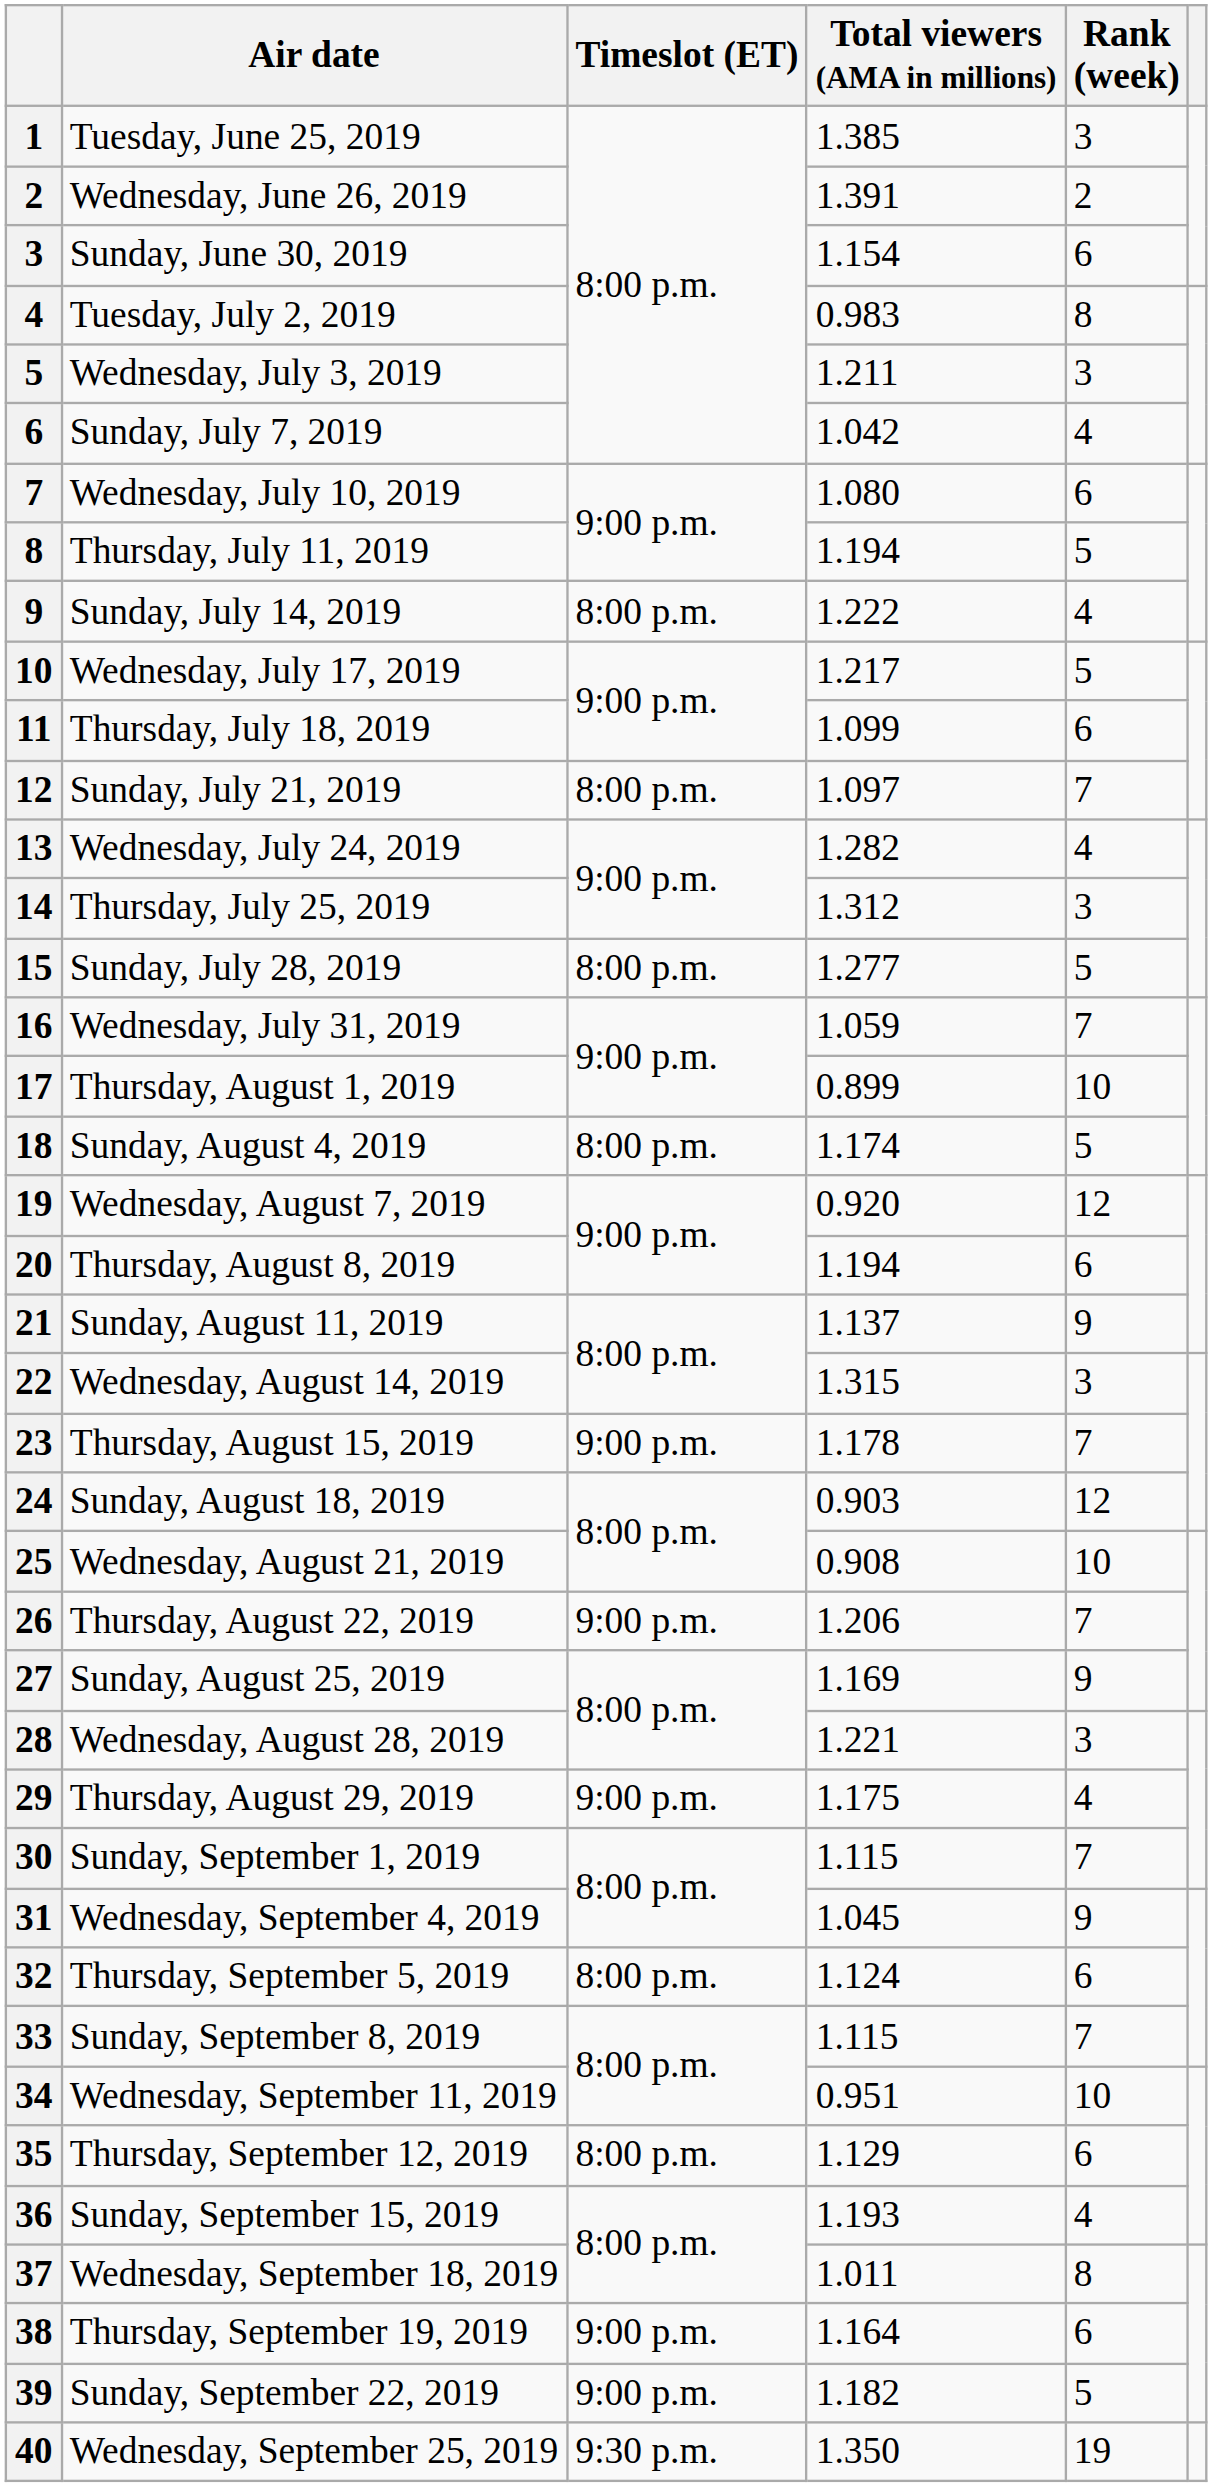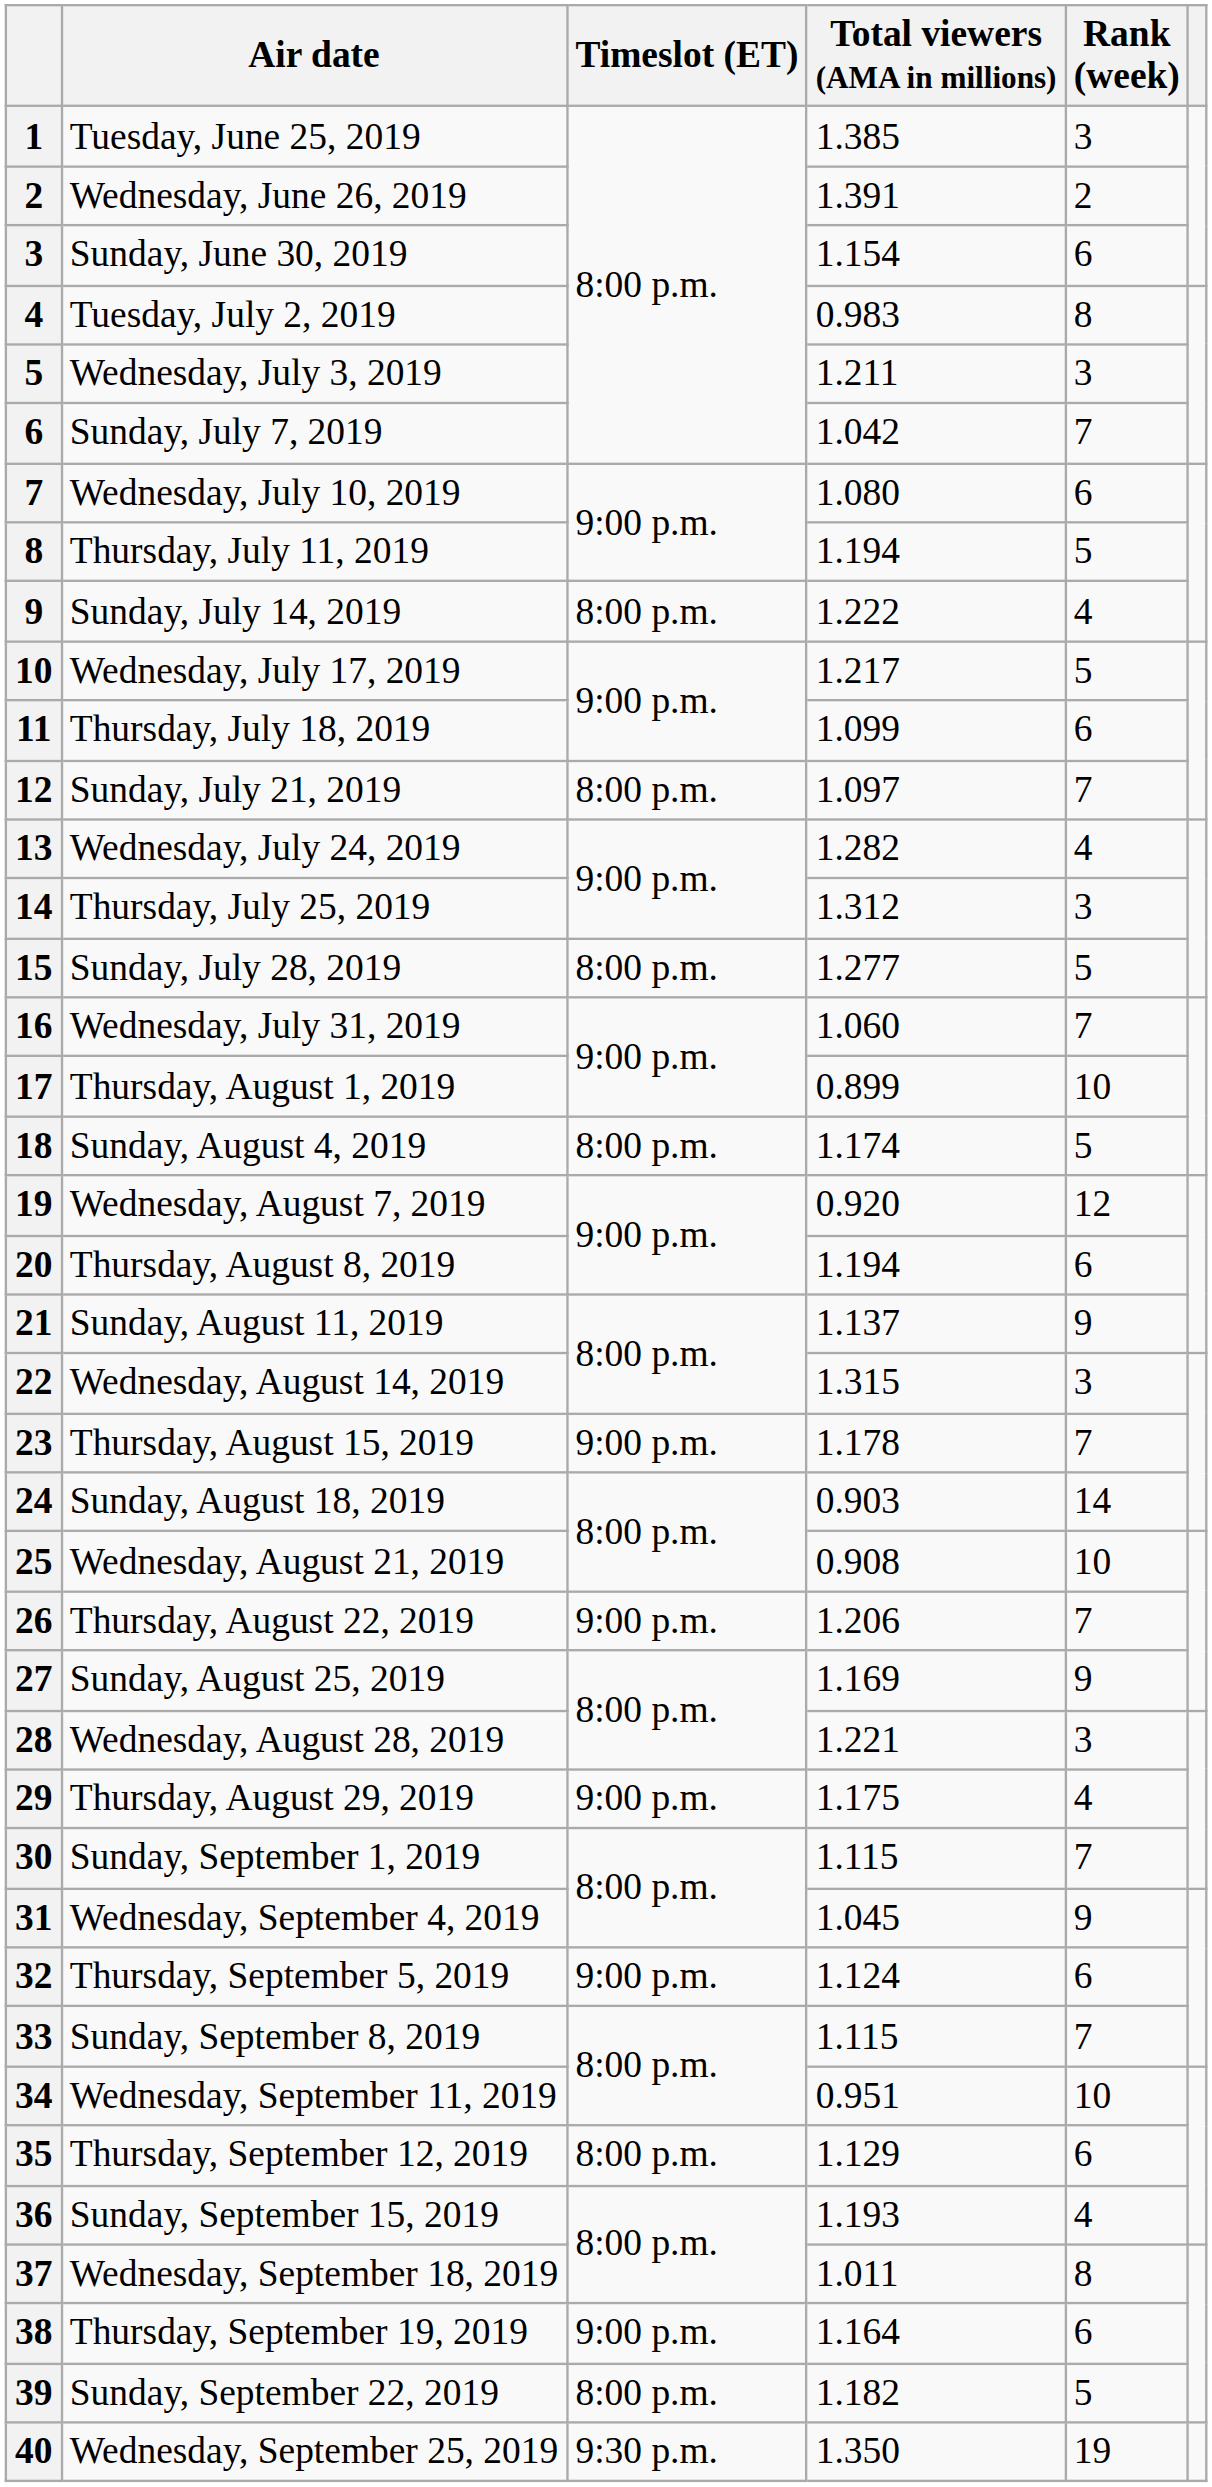(1083, 432) 4 -> (1083, 432) 7
(858, 1026) 1.059 -> (858, 1026) 1.060
(1093, 1501) 12 -> (1093, 1501) 14
(647, 1976) 8:00 p.m. -> (647, 1976) 9:00 p.m.
(647, 2392) 9:00 p.m. -> (647, 2392) 8:00 p.m.
